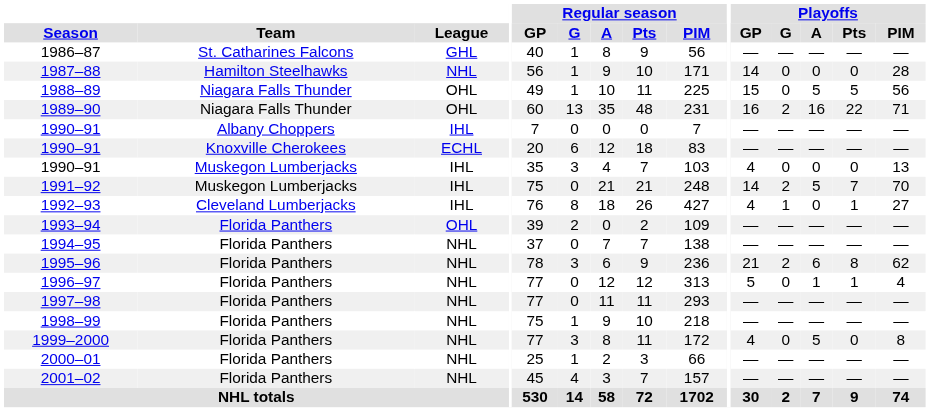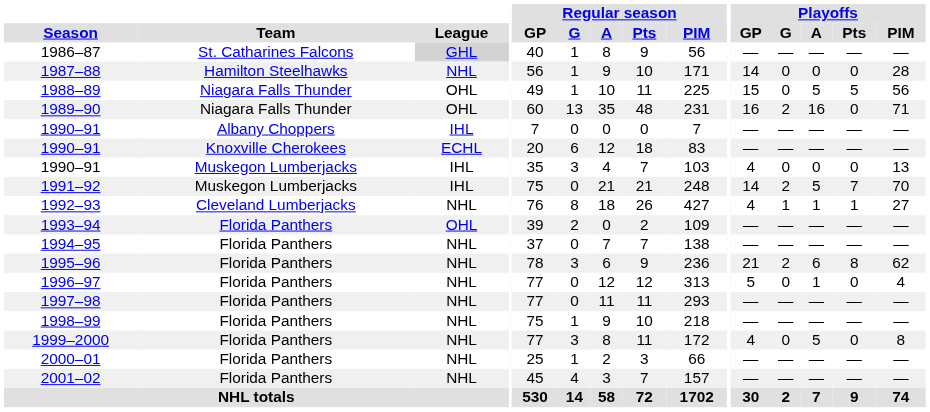(462, 52) no background -> (462, 52) lightgrey background
(854, 109) 22 -> (854, 109) 0
(462, 205) IHL -> (462, 205) NHL
(816, 205) 0 -> (816, 205) 1
(854, 282) 1 -> (854, 282) 0
